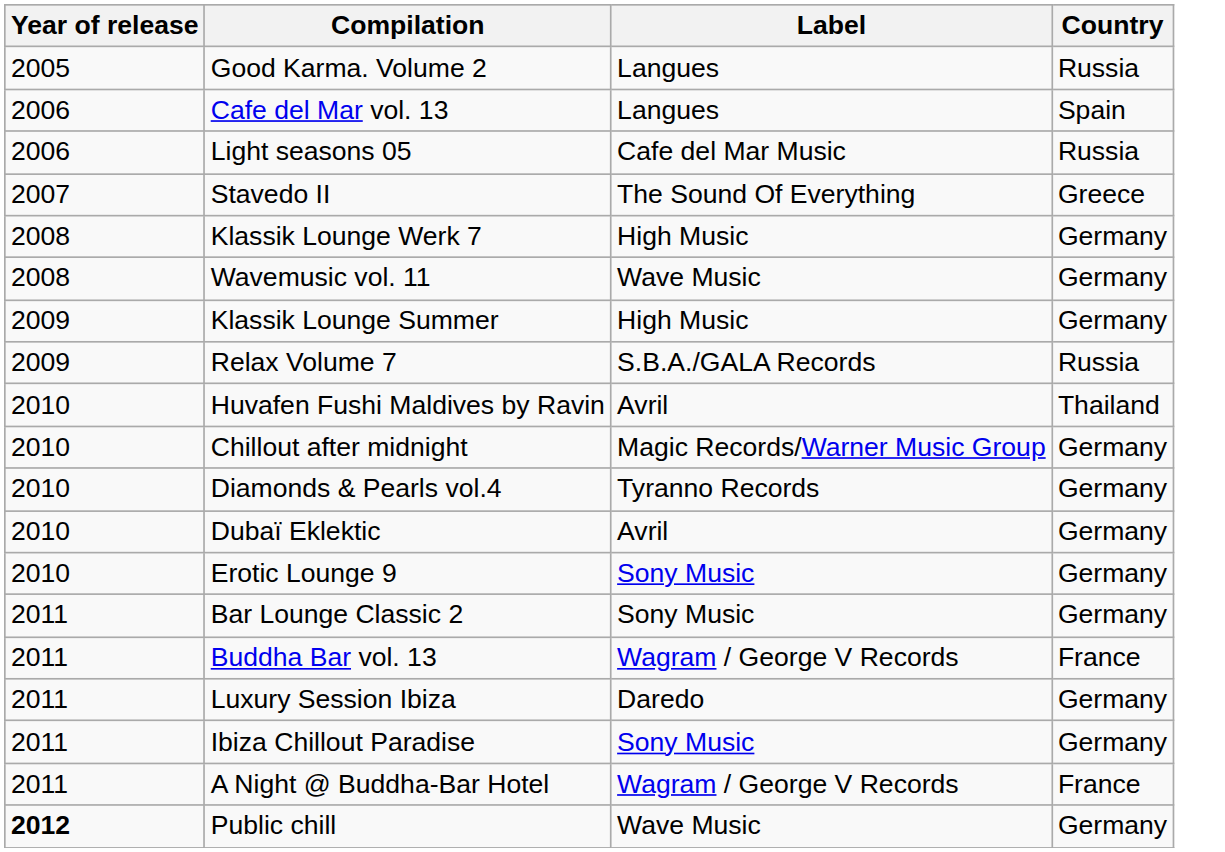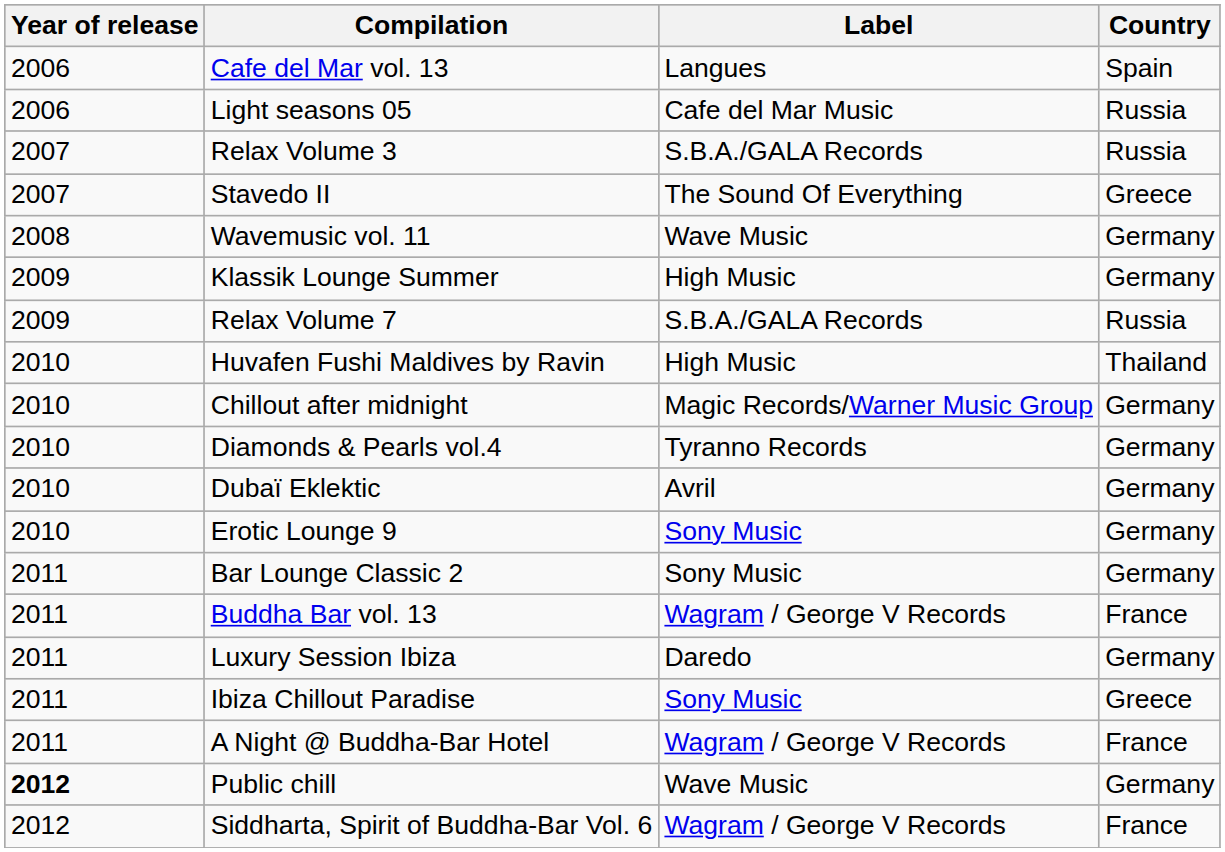- row: (349, 67)
+ row: (304, 151)
- row: (346, 236)
(643, 404) Avril -> (730, 362) High Music
(1113, 741) Germany -> (1149, 699) Greece
+ row: (431, 825)
